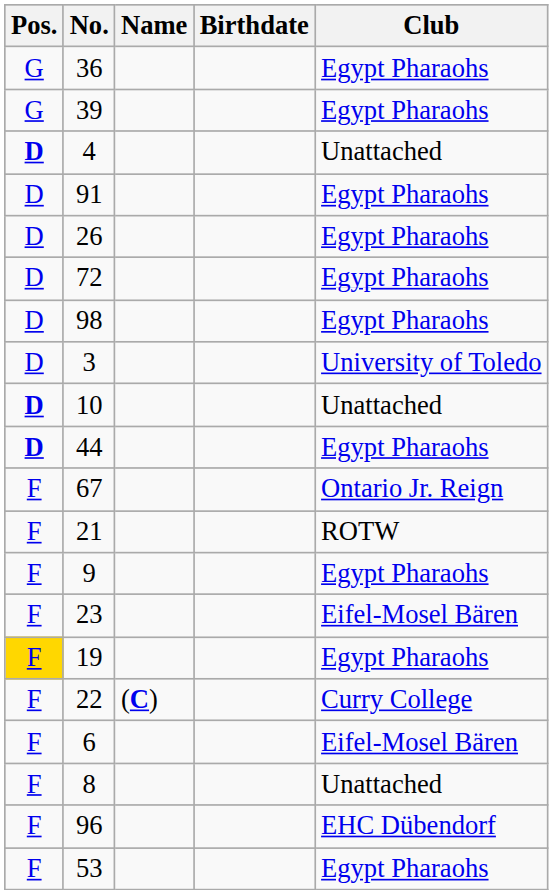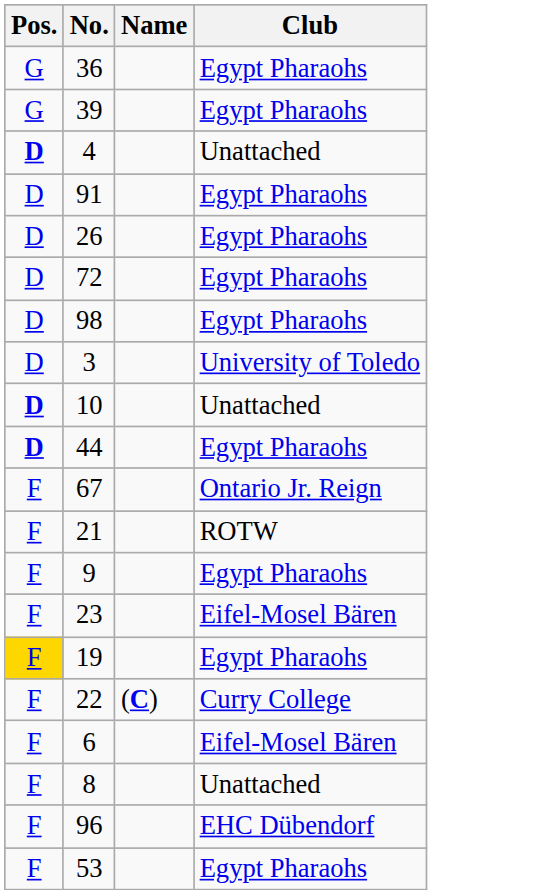- column: (254, 25)
